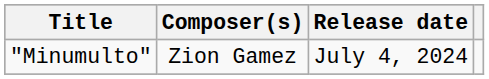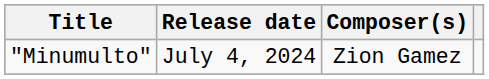columns swapped: (391, 22) <-> (233, 22)
